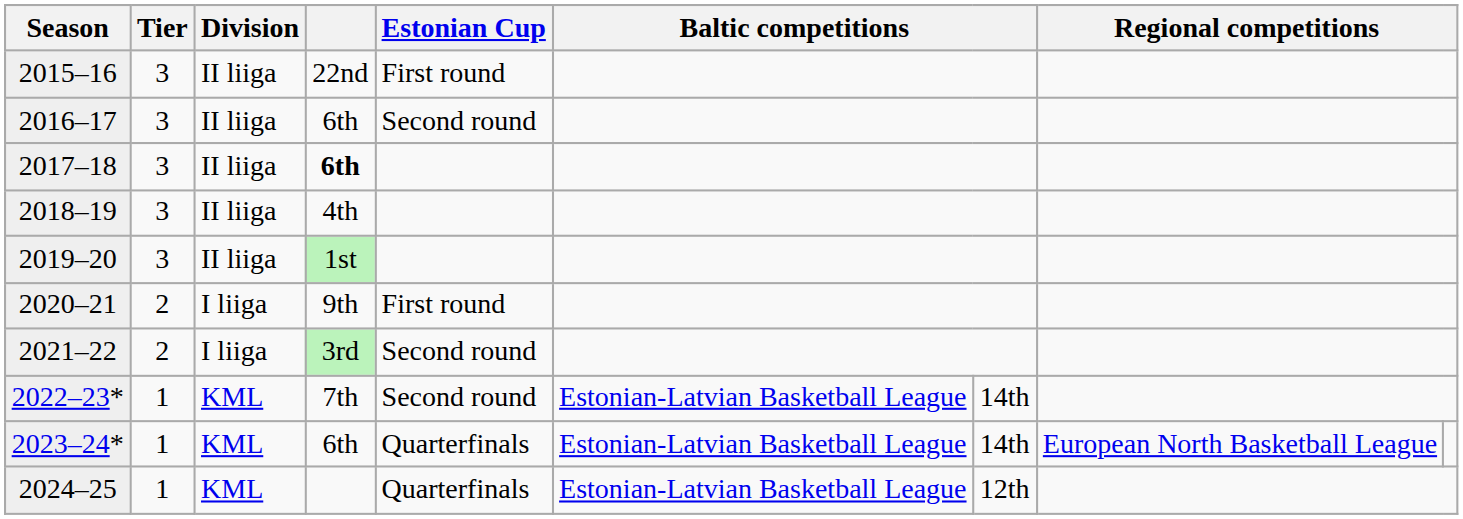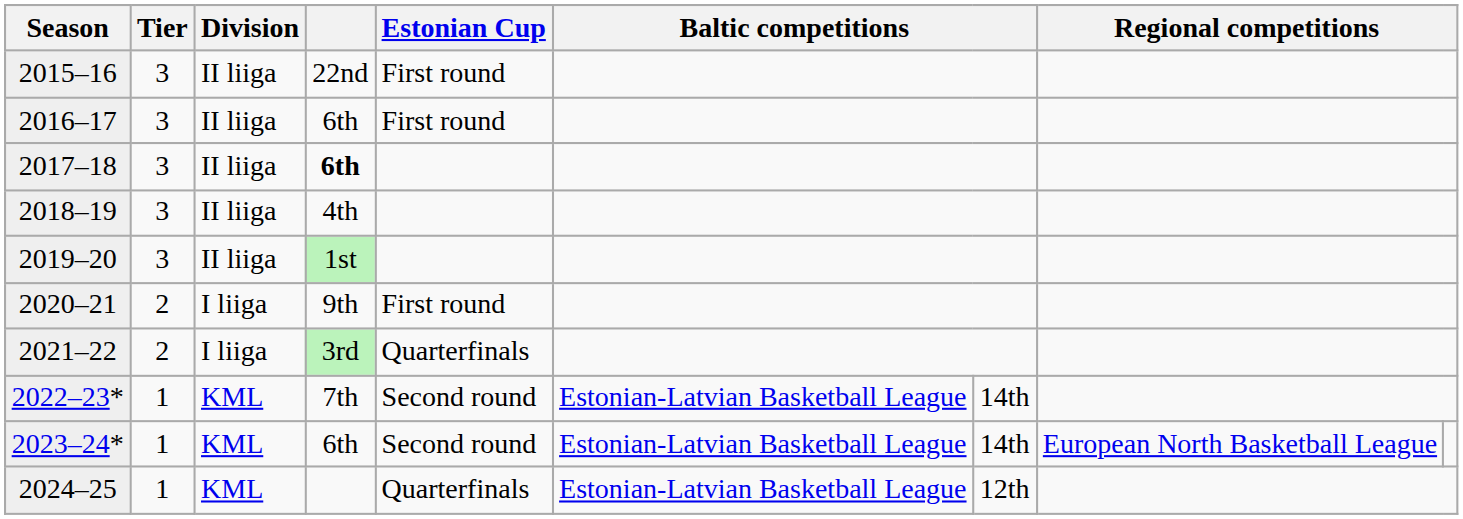(459, 119) Second round -> (443, 119) First round
(459, 350) Second round -> (455, 350) Quarterfinals
(455, 443) Quarterfinals -> (459, 443) Second round
